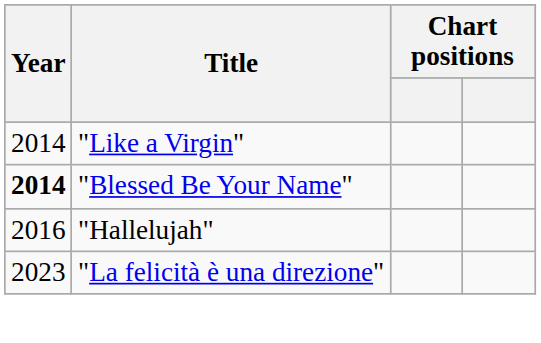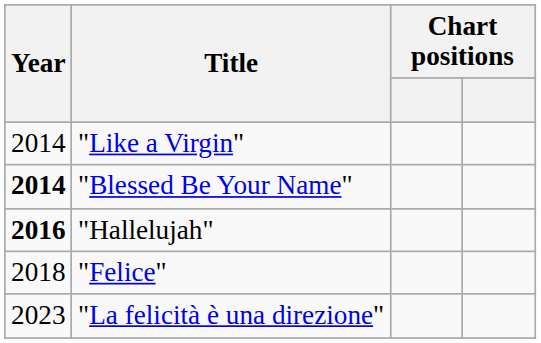(38, 229) normal -> (38, 229) bold
+ row: (122, 272)
